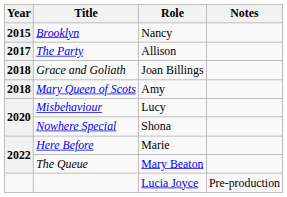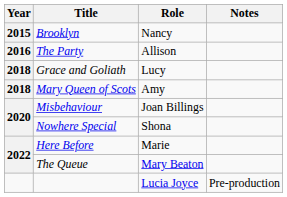(19, 51) 2017 -> (19, 51) 2016
(172, 70) Joan Billings -> (153, 70) Lucy
(153, 107) Lucy -> (172, 107) Joan Billings
